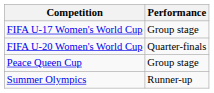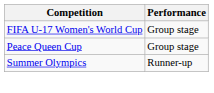- row: (75, 46)
